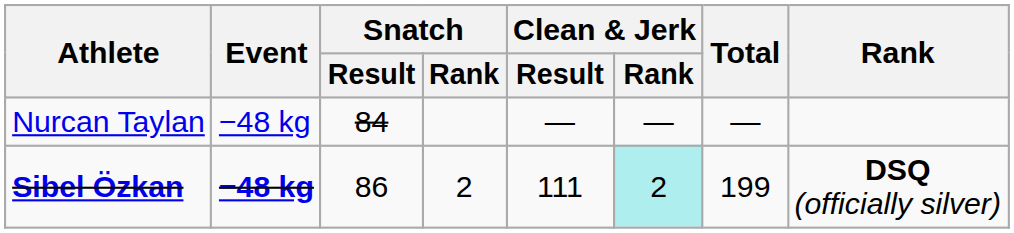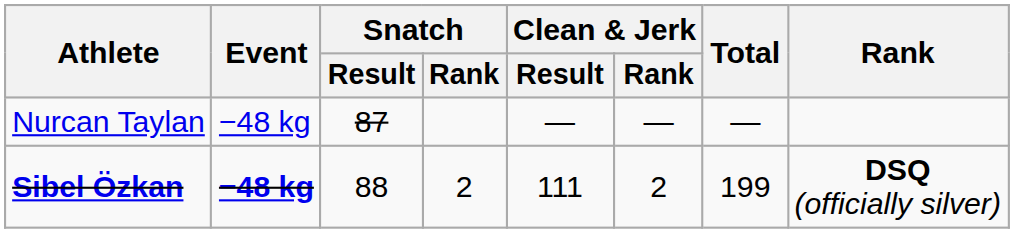(372, 122) 84 -> (372, 122) 87
(372, 187) 86 -> (372, 187) 88
(659, 187) paleturquoise background -> (659, 187) no background
